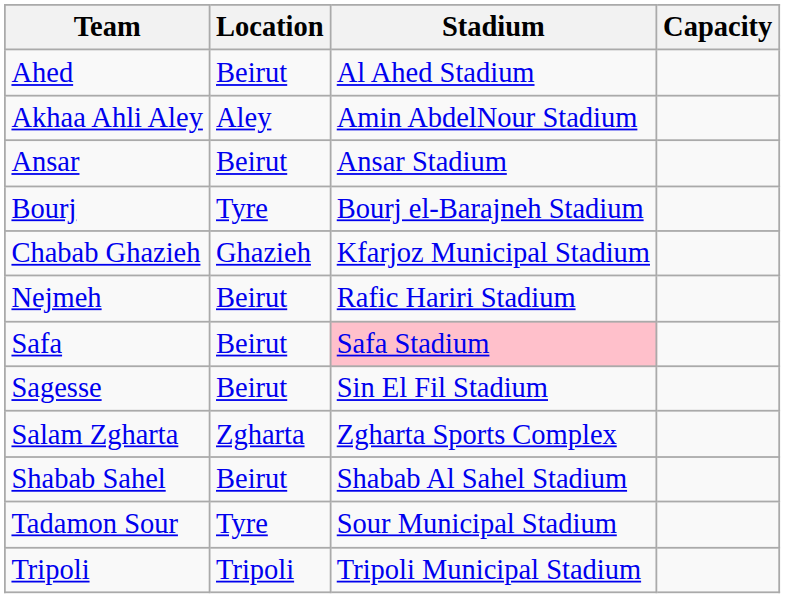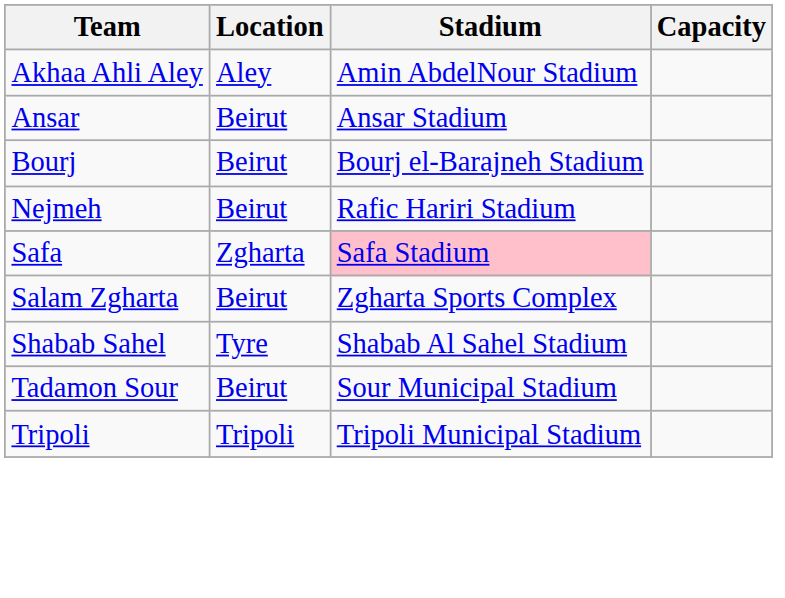- row: (42, 72)
(242, 207) Tyre -> (252, 162) Beirut
- row: (106, 252)
(252, 343) Beirut -> (260, 252) Zgharta
- row: (57, 388)
(260, 433) Zgharta -> (252, 298) Beirut
(252, 478) Beirut -> (242, 343) Tyre
(242, 523) Tyre -> (252, 388) Beirut
